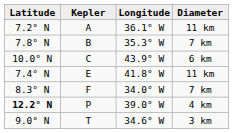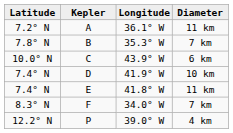+ row: (88, 74)
(32, 105) bold -> (32, 120) normal
- row: (88, 120)
